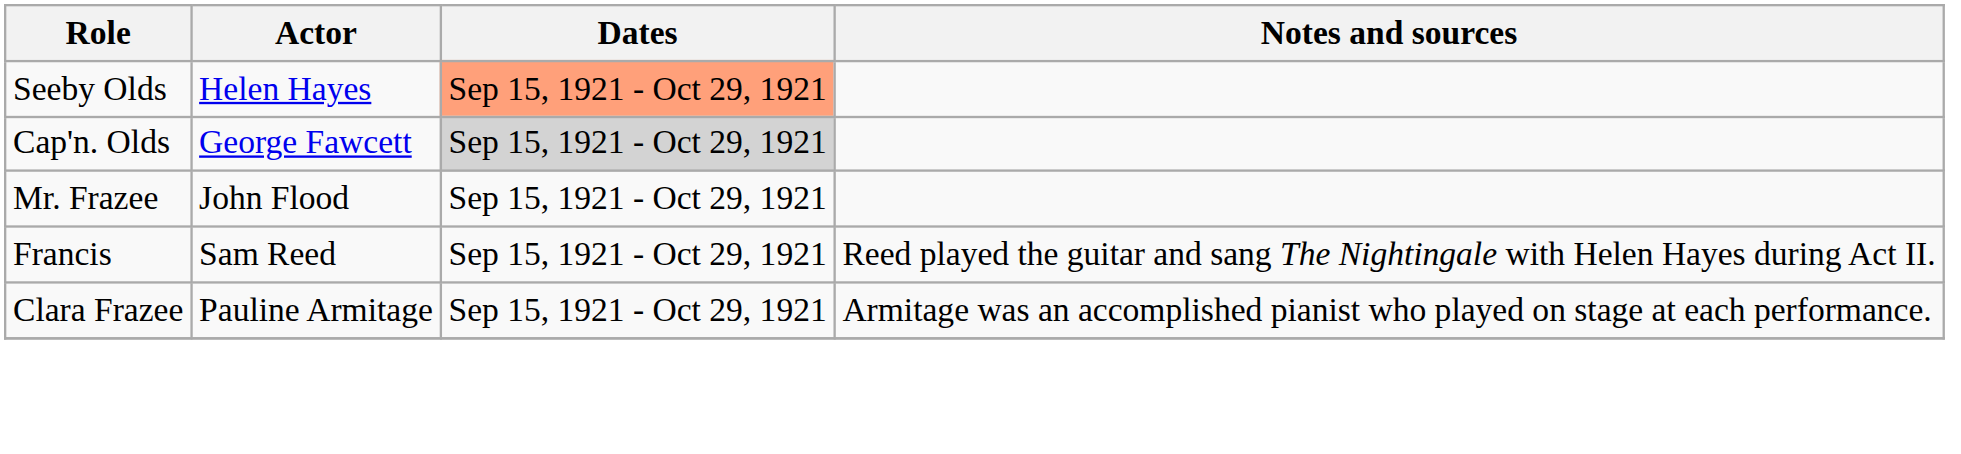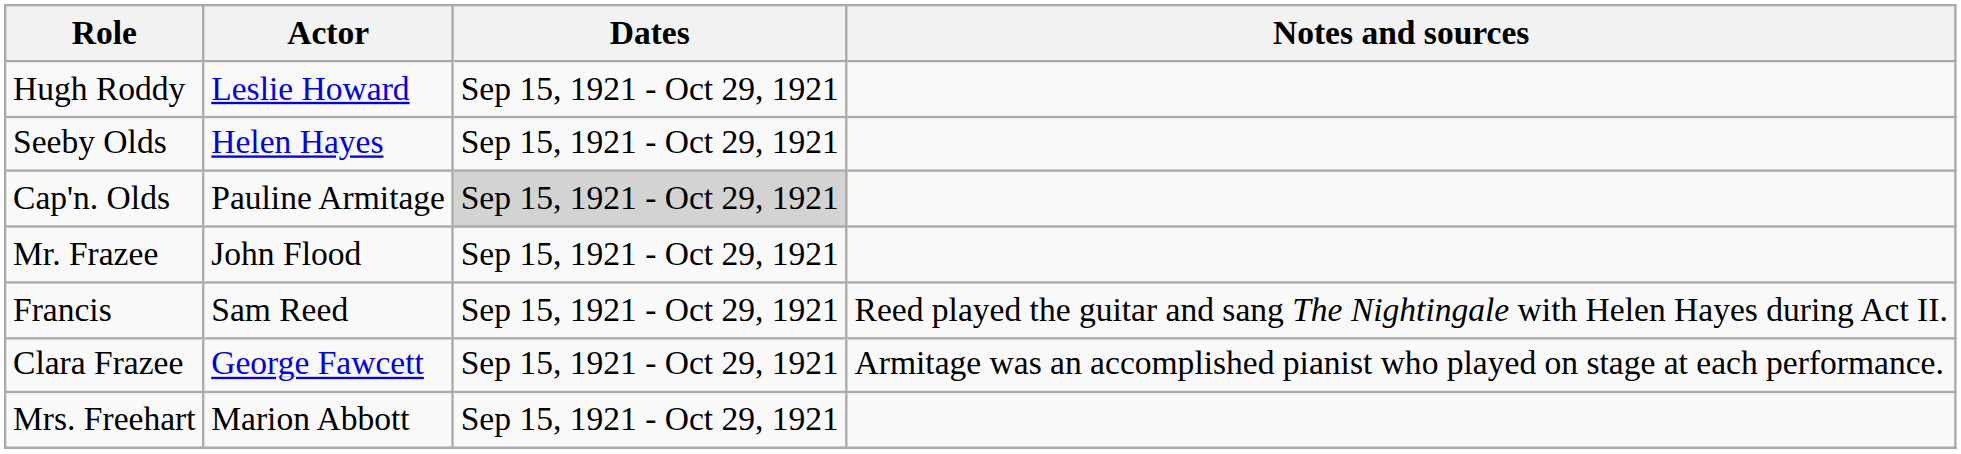+ row: (99, 87)
(638, 87) lightsalmon background -> (650, 143) no background
(305, 143) George Fawcett -> (328, 198) Pauline Armitage
(316, 309) Pauline Armitage -> (318, 364) George Fawcett
+ row: (104, 419)
